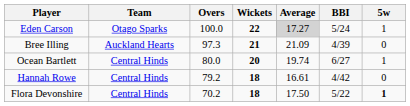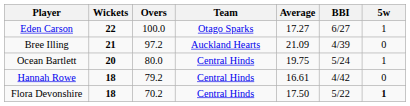columns swapped: (139, 12) <-> (254, 12)
(298, 28) lightgrey background -> (298, 28) no background
(341, 28) 5/24 -> (341, 28) 6/27
(211, 45) 97.3 -> (154, 45) 97.2
(298, 61) 19.74 -> (298, 61) 19.75
(341, 61) 6/27 -> (341, 61) 5/24
